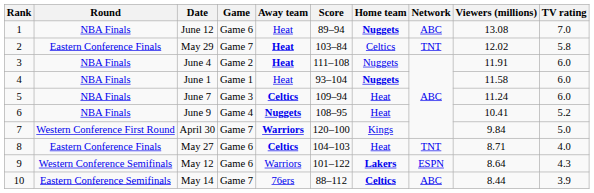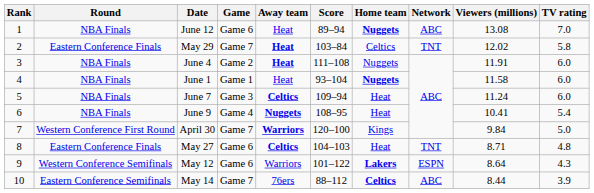(564, 113) 5.2 -> (564, 113) 5.4
(564, 146) 4.0 -> (564, 146) 4.8
